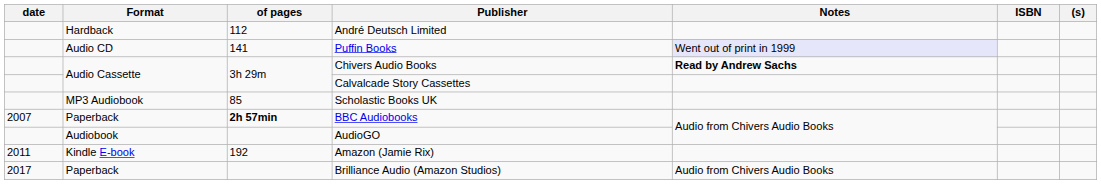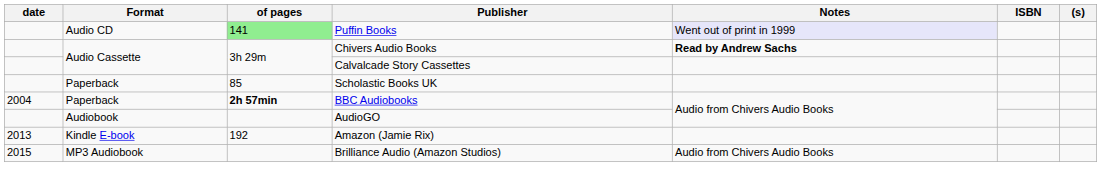- row: (391, 30)
(239, 48) no background -> (239, 30) lightgreen background
(104, 100) MP3 Audiobook -> (92, 83) Paperback
(19, 118) 2007 -> (19, 100) 2004
(19, 153) 2011 -> (19, 135) 2013
(19, 170) 2017 -> (19, 153) 2015
(92, 170) Paperback -> (104, 153) MP3 Audiobook
